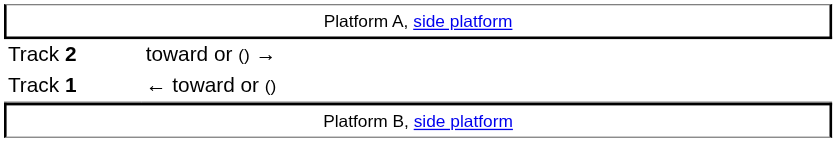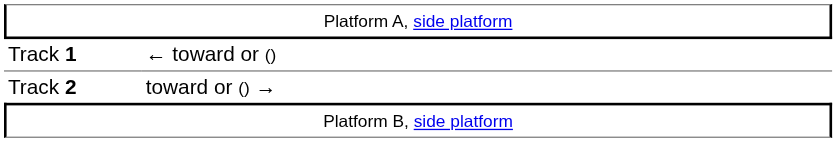rows swapped: (42, 85) <-> (42, 54)
